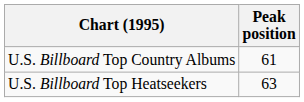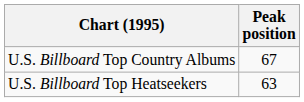(269, 59) 61 -> (269, 59) 67
